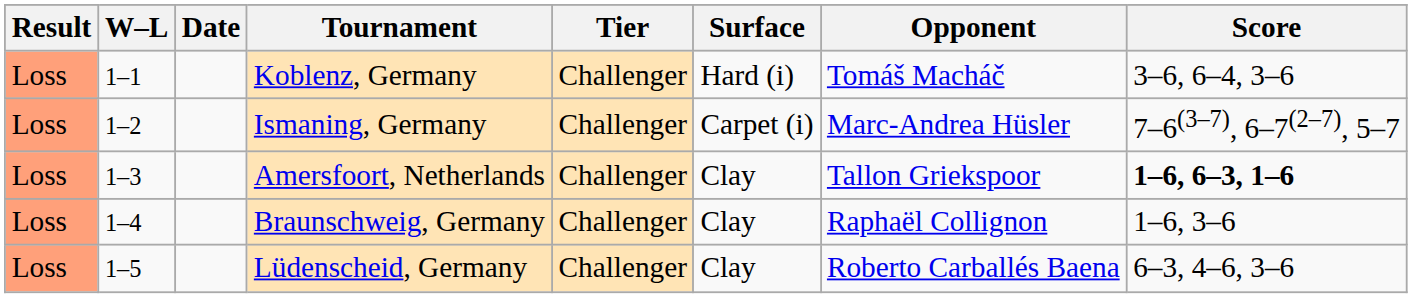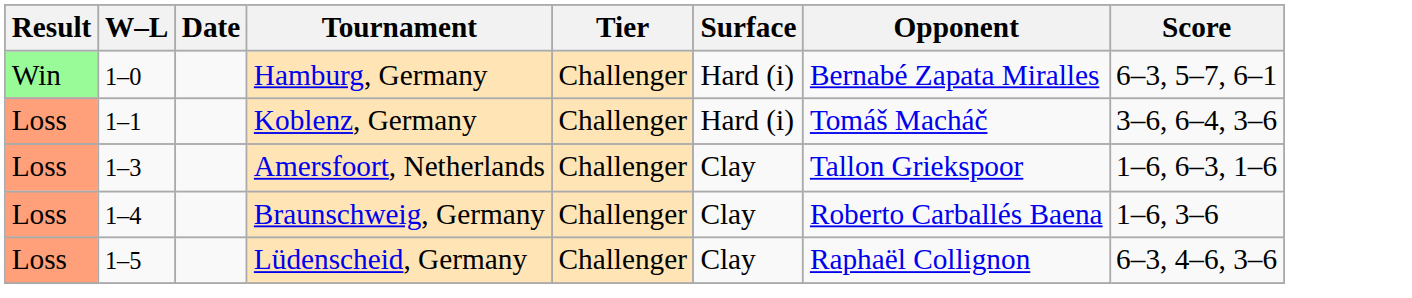+ row: (371, 74)
- row: (370, 124)
(1214, 174) bold -> (1197, 167) normal
(937, 221) Raphaël Collignon -> (956, 213) Roberto Carballés Baena
(973, 267) Roberto Carballés Baena -> (920, 259) Raphaël Collignon
